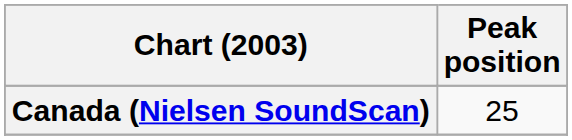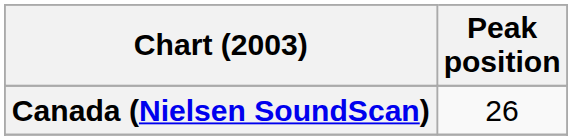(502, 109) 25 -> (502, 109) 26
